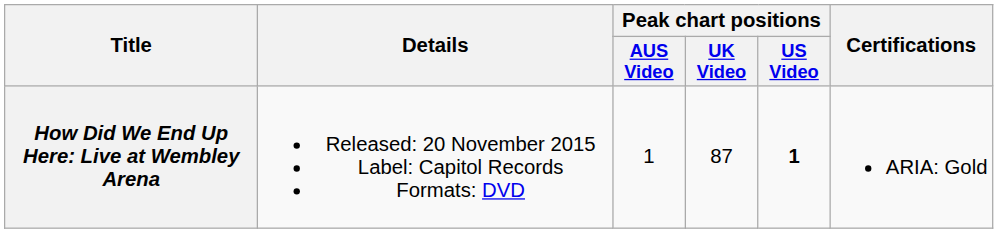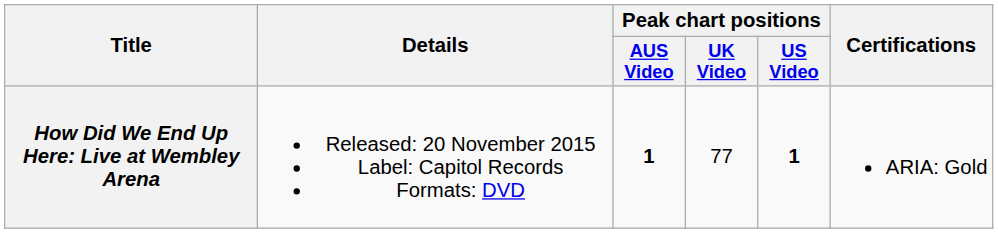(649, 156) normal -> (649, 156) bold
(722, 156) 87 -> (722, 156) 77
